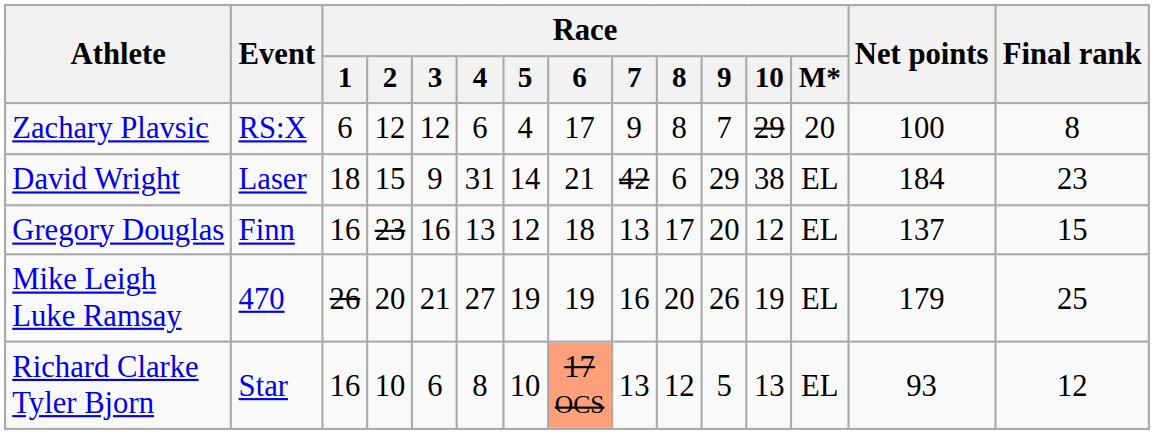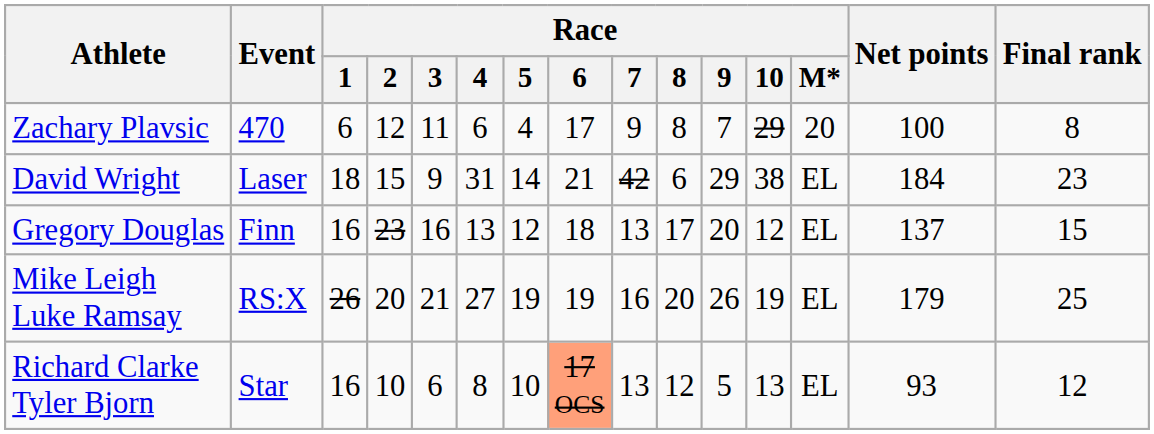(273, 128) RS:X -> (262, 128) 470
(435, 128) 12 -> (435, 128) 11
(262, 298) 470 -> (273, 298) RS:X
